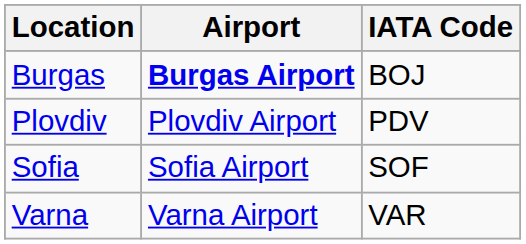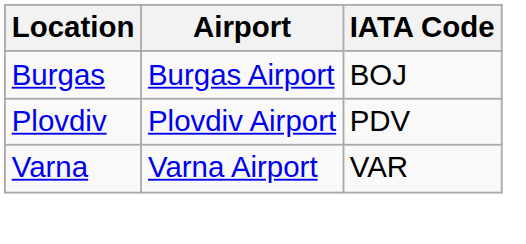(251, 74) bold -> (241, 74) normal
- row: (45, 167)
